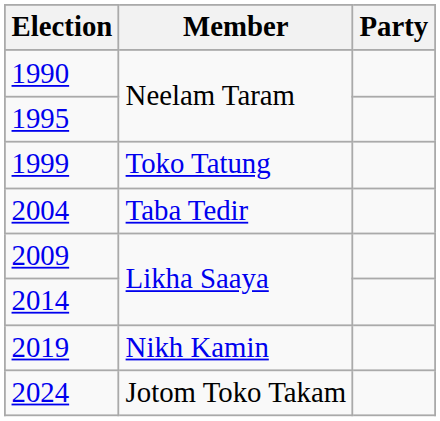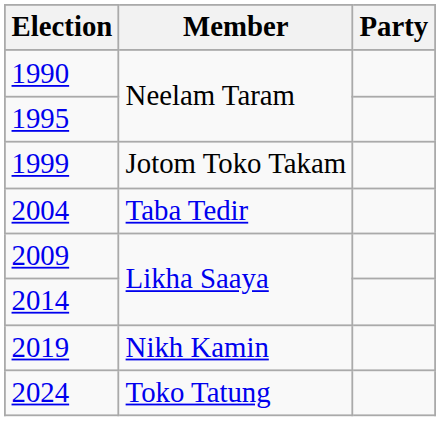(198, 164) Toko Tatung -> (236, 164) Jotom Toko Takam
(236, 392) Jotom Toko Takam -> (198, 392) Toko Tatung
